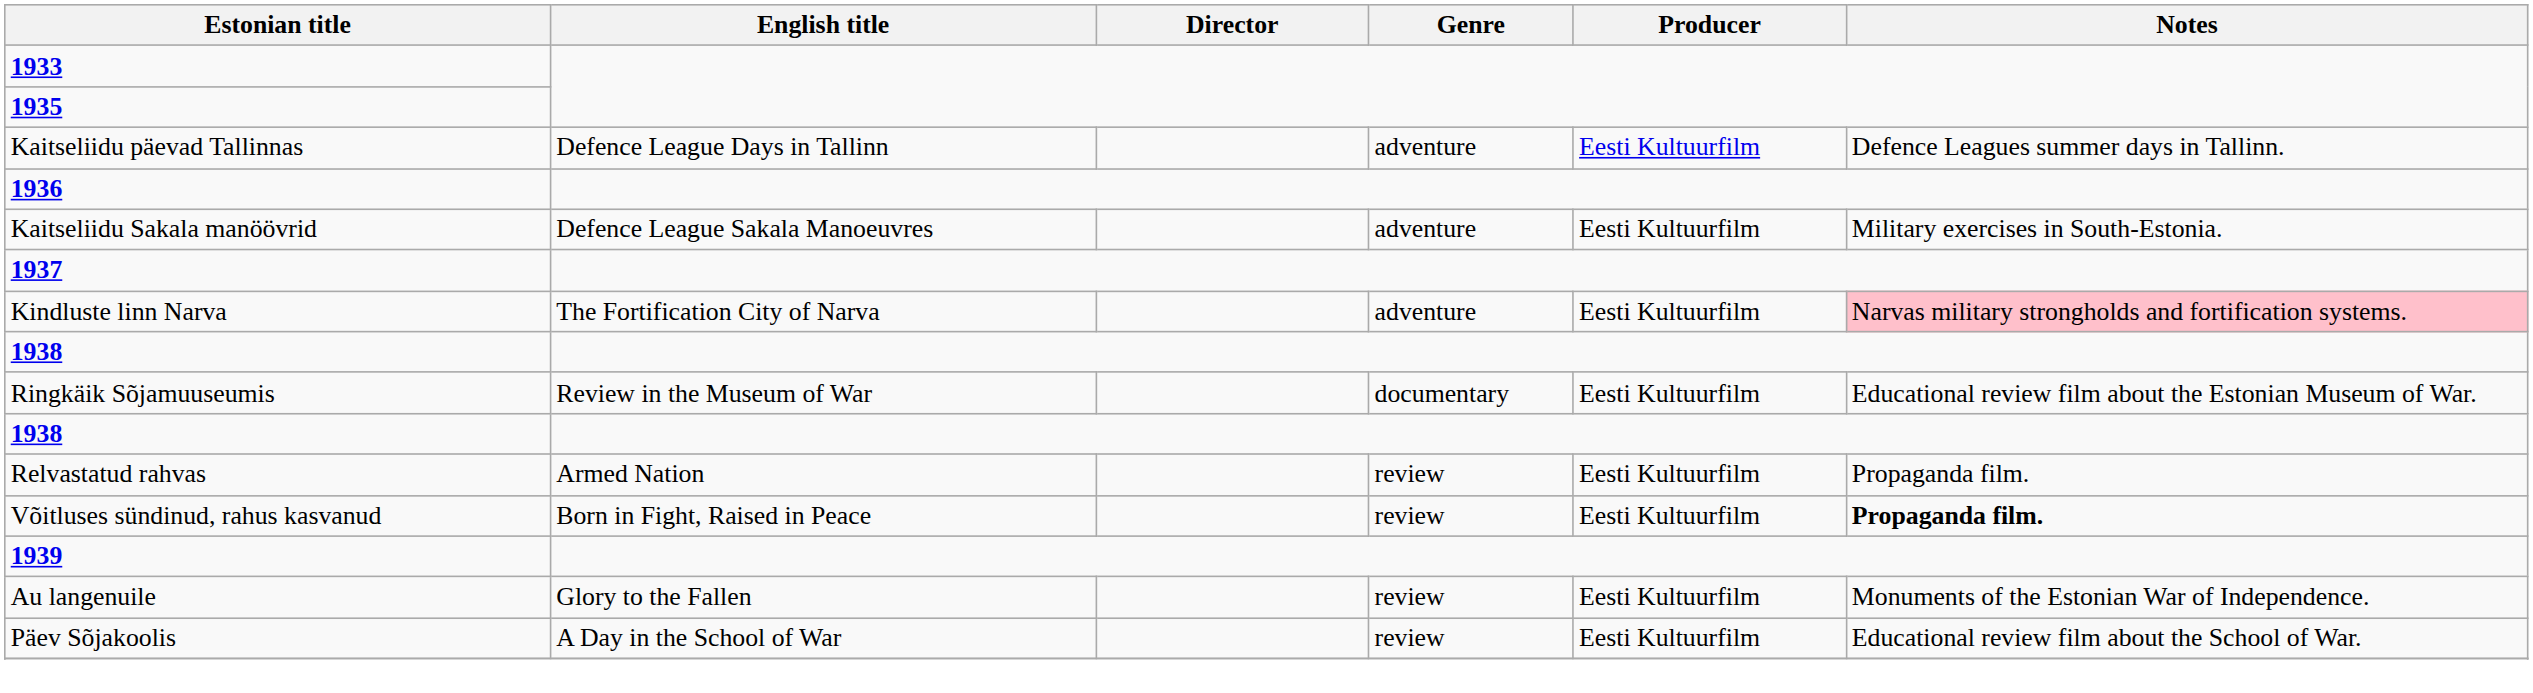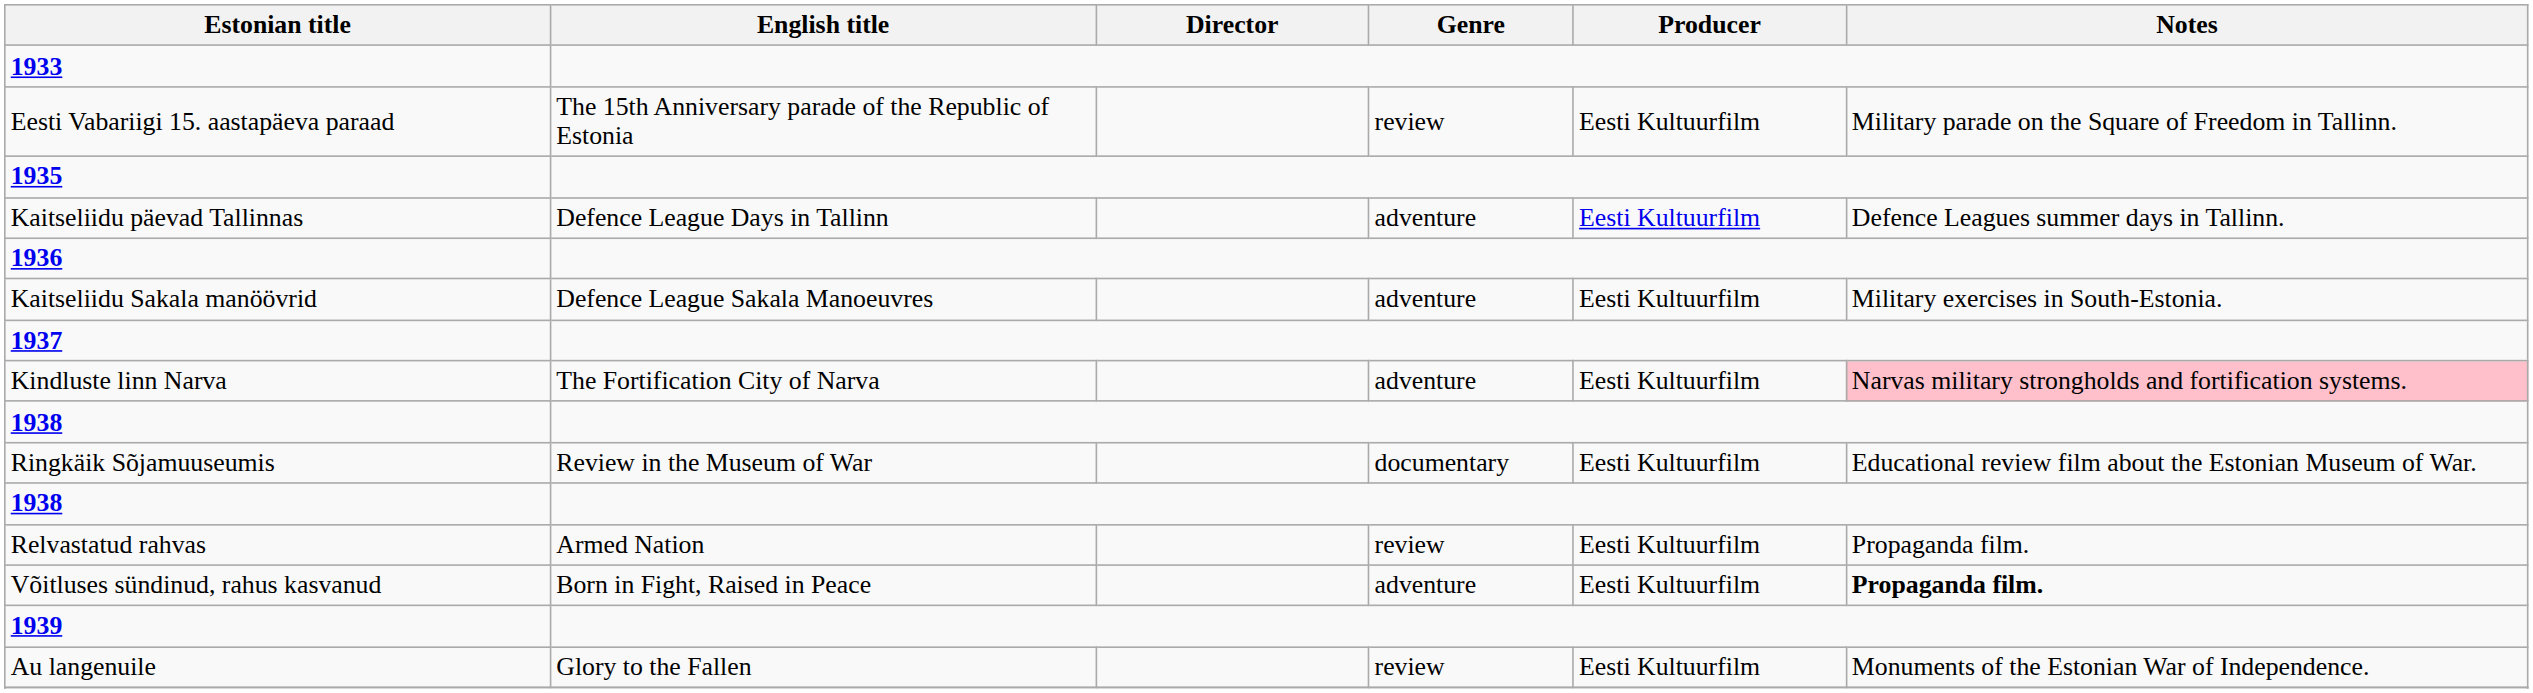+ row: (203, 121)
(1410, 515) review -> (1425, 585) adventure
- row: (93, 637)
